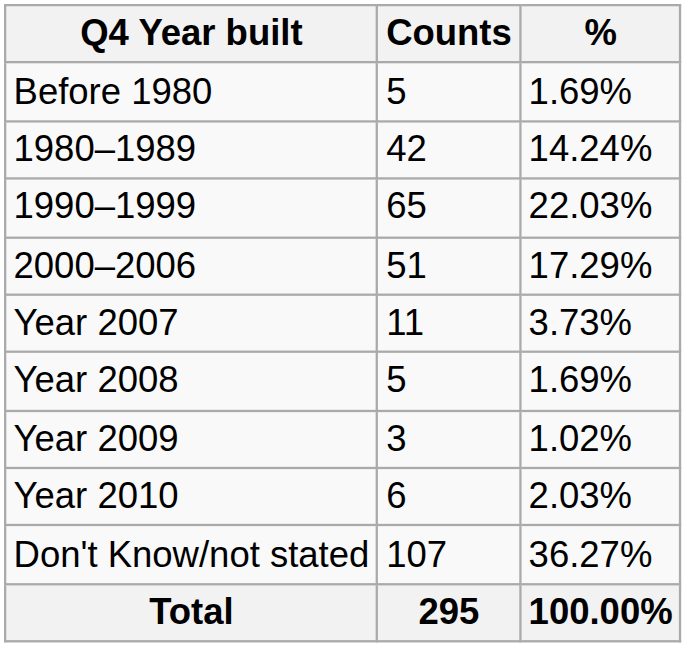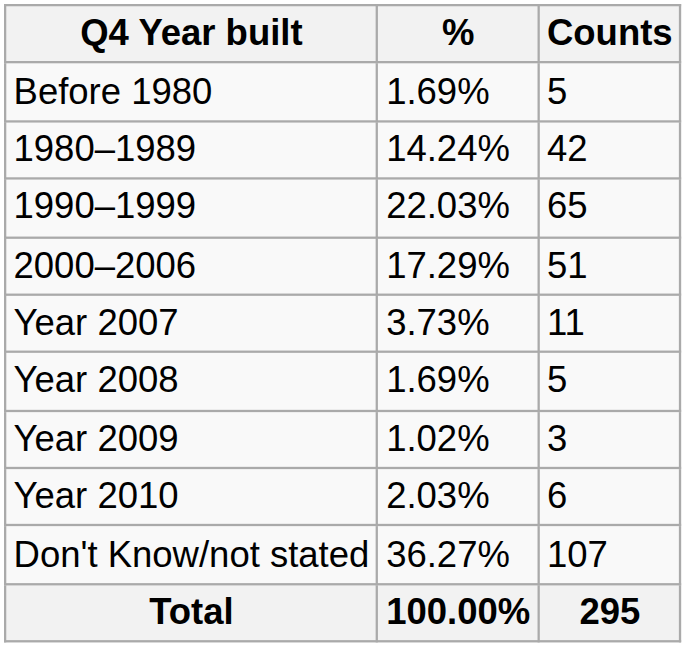columns swapped: (449, 33) <-> (601, 33)
